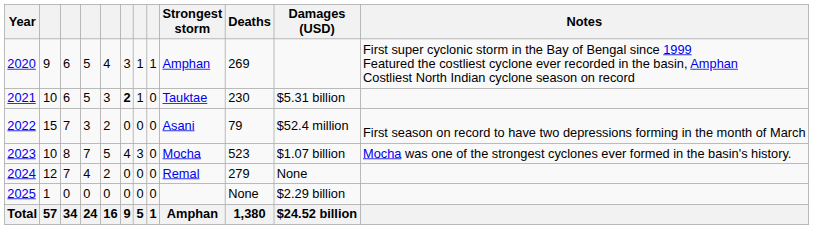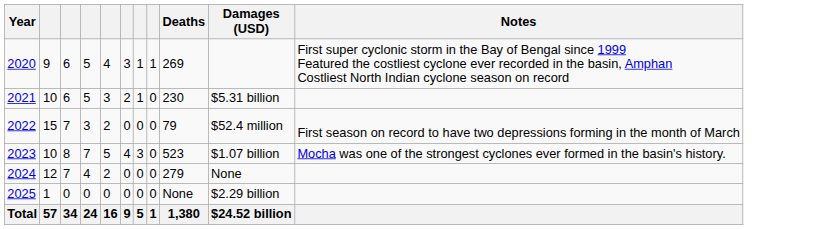- column: (192, 21)
(127, 98) bold -> (127, 98) normal
